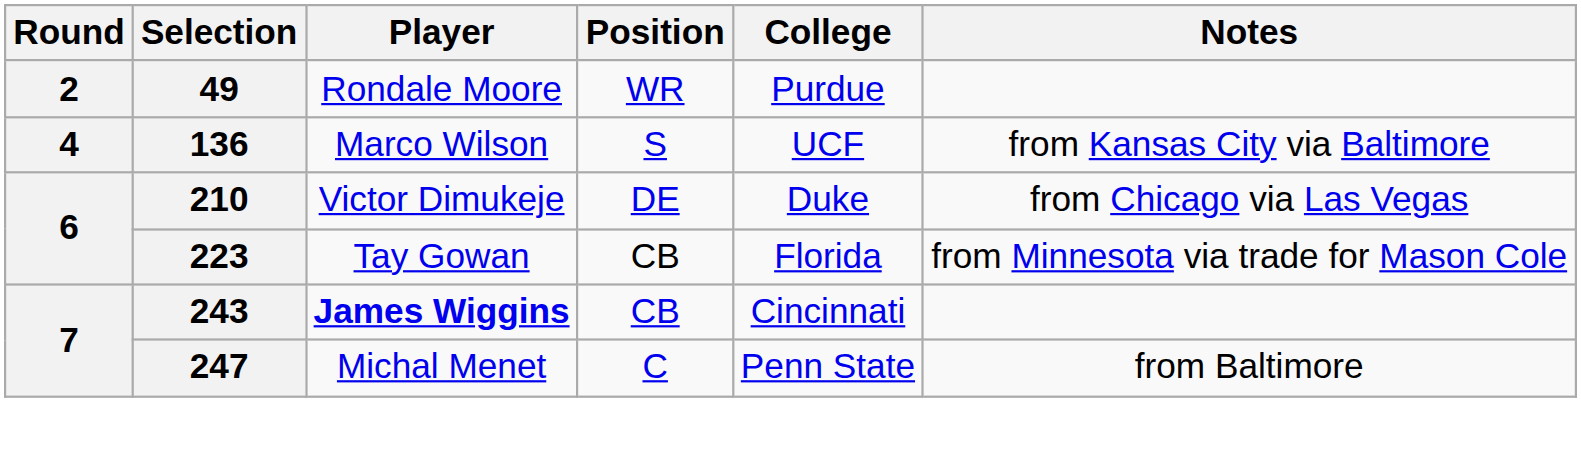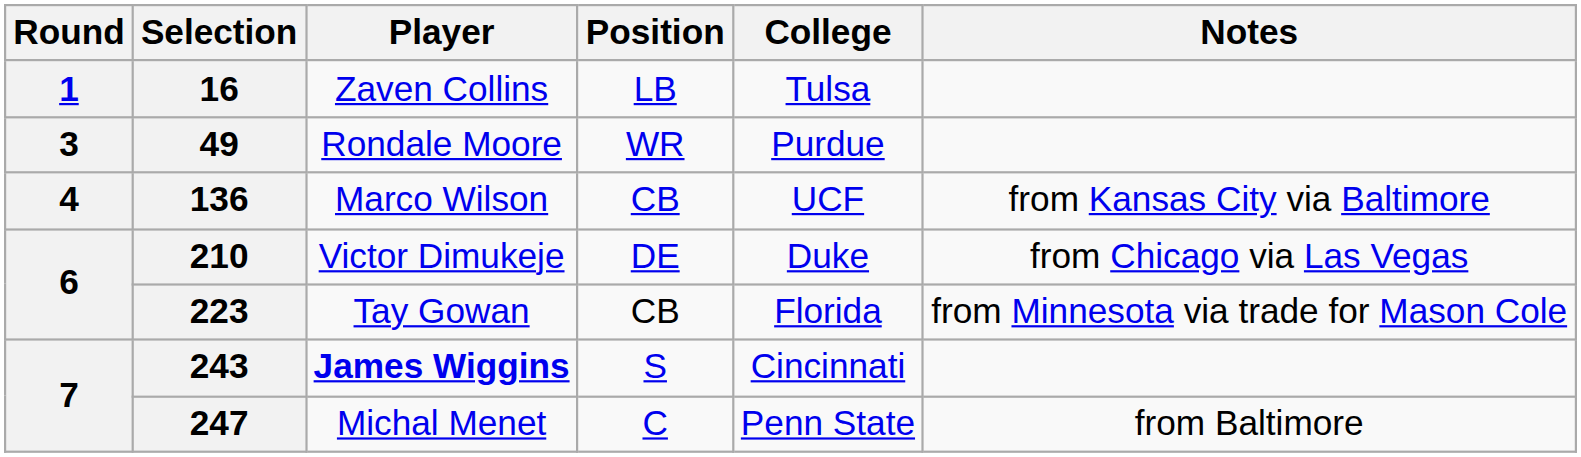+ row: (219, 88)
(69, 88) 2 -> (69, 144) 3
(655, 144) S -> (655, 199) CB
(655, 311) CB -> (655, 367) S
